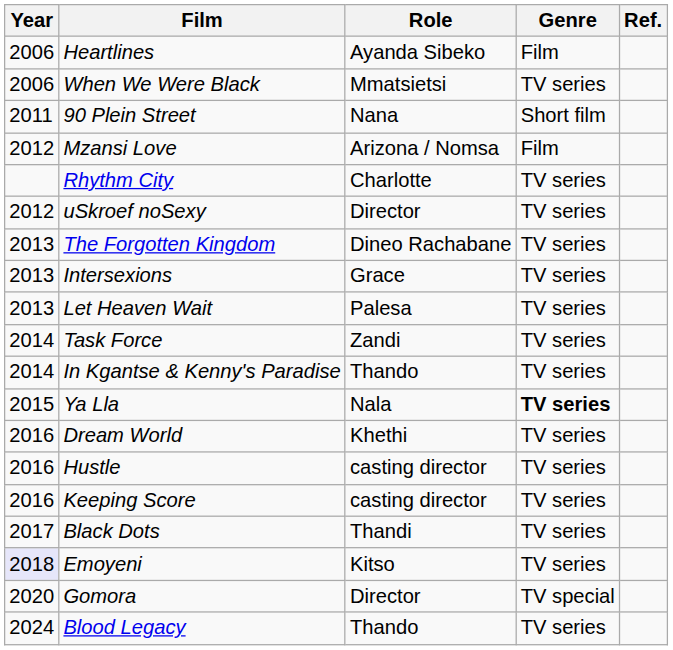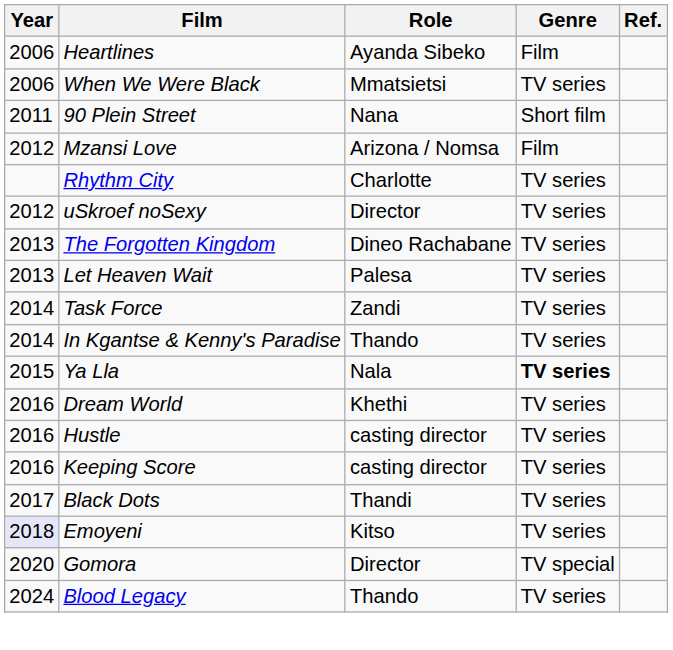- row: (118, 276)
